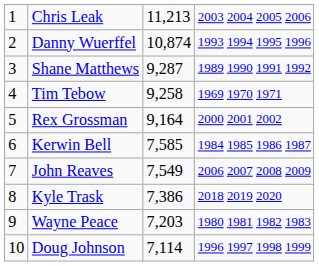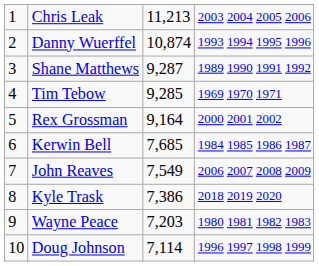(165, 94) 9,258 -> (165, 94) 9,285
(165, 145) 7,585 -> (165, 145) 7,685
